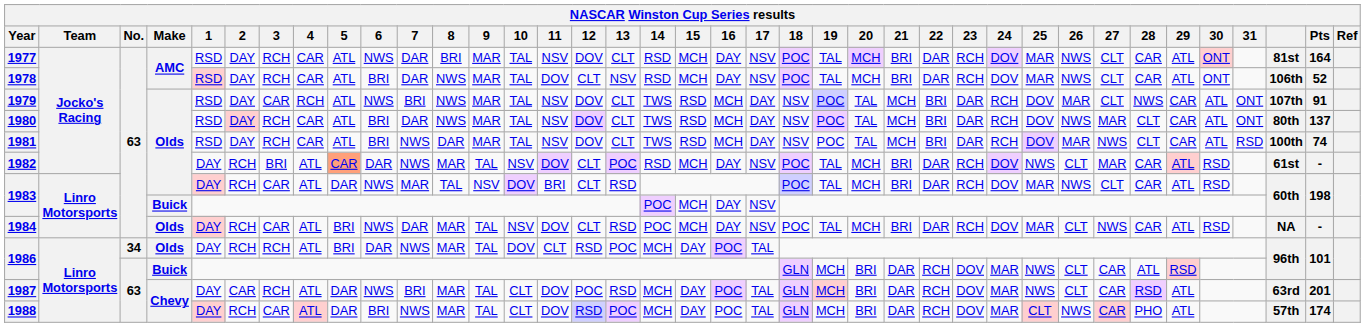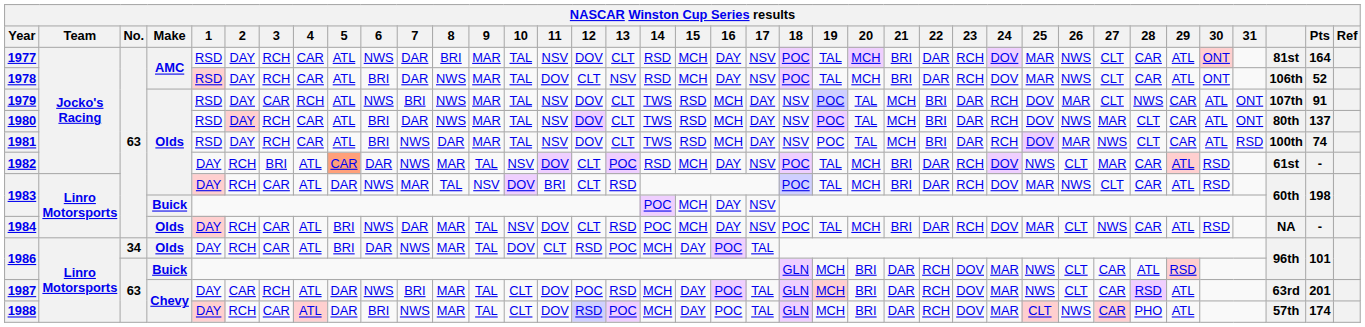(276, 248) RCH -> (276, 248) CAR
